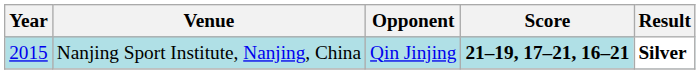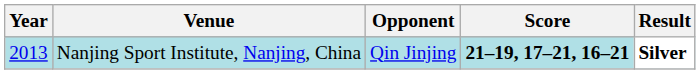(28, 52) 2015 -> (28, 52) 2013
